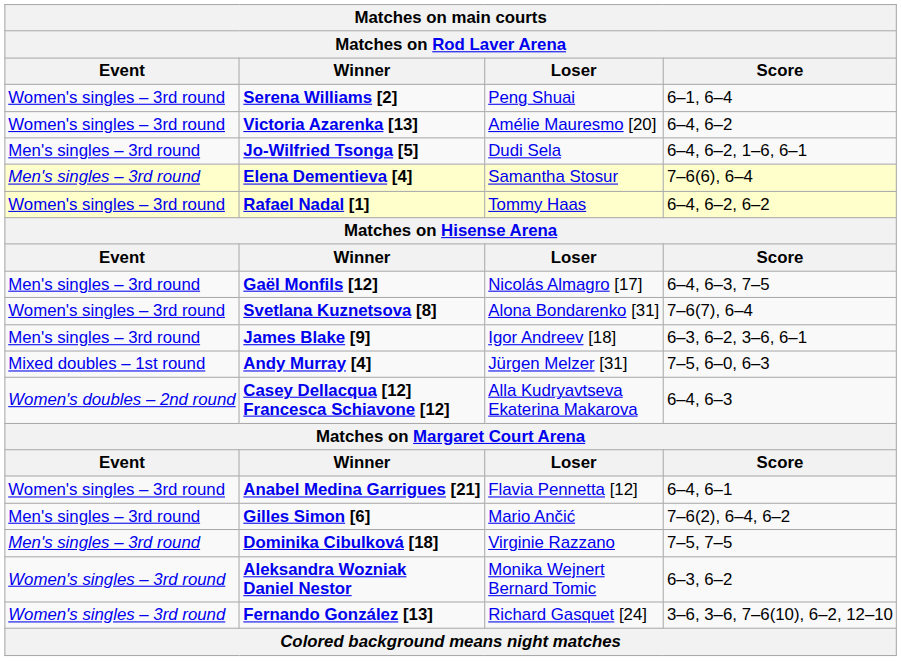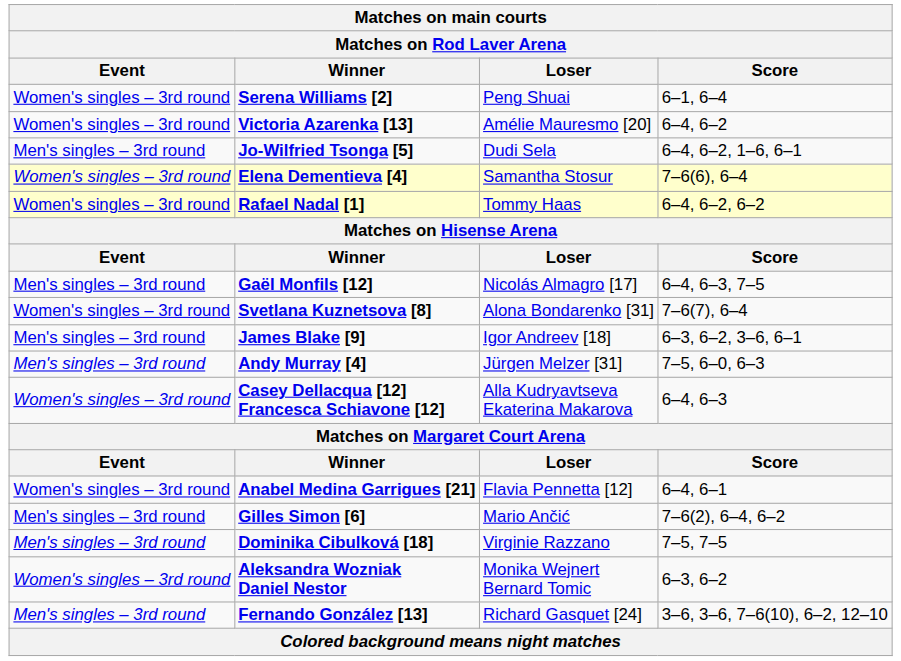(104, 177) Men's singles – 3rd round -> (122, 177) Women's singles – 3rd round
(107, 364) Mixed doubles – 1st round -> (109, 364) Men's singles – 3rd round
(122, 400) Women's doubles – 2nd round -> (122, 400) Women's singles – 3rd round
(117, 615) Women's singles – 3rd round -> (109, 615) Men's singles – 3rd round
